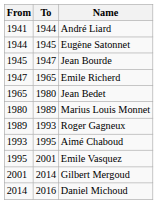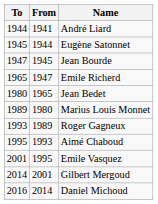columns swapped: (19, 12) <-> (46, 12)
